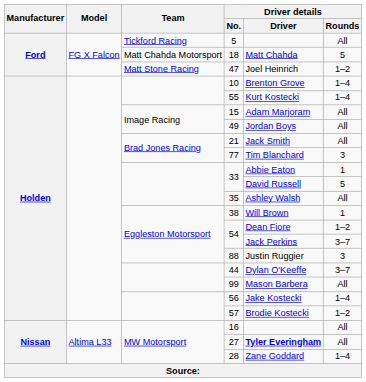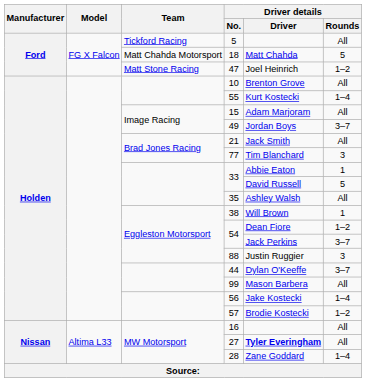(342, 83) 1–4 -> (342, 83) All
(342, 126) All -> (342, 126) 3–7
